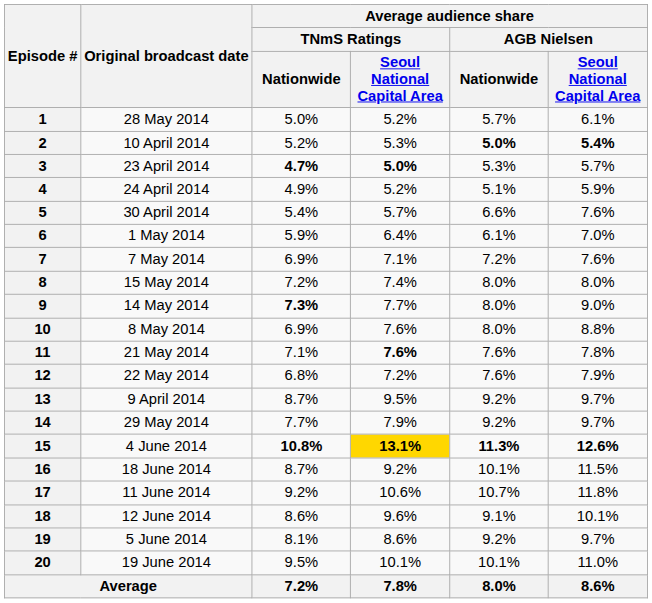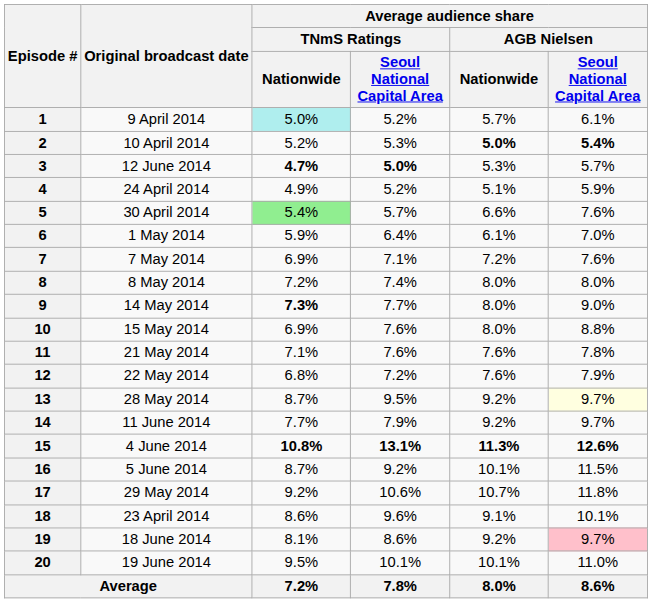(166, 119) 28 May 2014 -> (166, 119) 9 April 2014
(301, 119) no background -> (301, 119) paleturquoise background
(166, 166) 23 April 2014 -> (166, 166) 12 June 2014
(301, 212) no background -> (301, 212) lightgreen background
(166, 282) 15 May 2014 -> (166, 282) 8 May 2014
(166, 329) 8 May 2014 -> (166, 329) 15 May 2014
(400, 352) bold -> (400, 352) normal
(166, 399) 9 April 2014 -> (166, 399) 28 May 2014
(598, 399) no background -> (598, 399) lightyellow background
(166, 422) 29 May 2014 -> (166, 422) 11 June 2014
(400, 446) gold background -> (400, 446) no background
(166, 469) 18 June 2014 -> (166, 469) 5 June 2014
(166, 492) 11 June 2014 -> (166, 492) 29 May 2014
(166, 516) 12 June 2014 -> (166, 516) 23 April 2014
(166, 539) 5 June 2014 -> (166, 539) 18 June 2014
(598, 539) no background -> (598, 539) pink background
